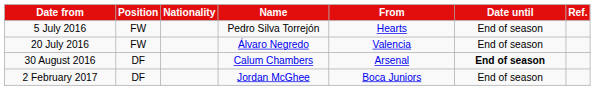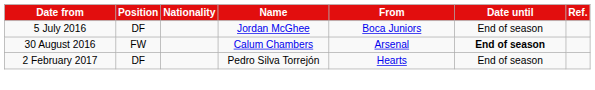(138, 29) FW -> (138, 29) DF
(273, 29) Pedro Silva Torrejón -> (273, 29) Jordan McGhee
(392, 29) Hearts -> (392, 29) Boca Juniors
- row: (60, 45)
(138, 61) DF -> (138, 45) FW
(273, 77) Jordan McGhee -> (273, 61) Pedro Silva Torrejón
(392, 77) Boca Juniors -> (392, 61) Hearts
